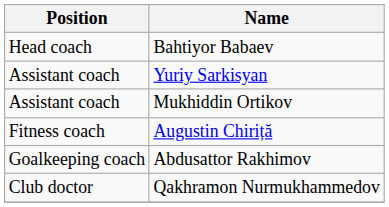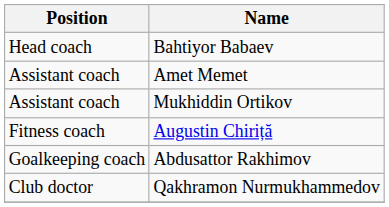- row: (210, 74)
+ row: (201, 74)
